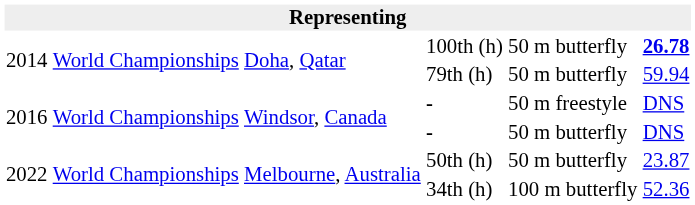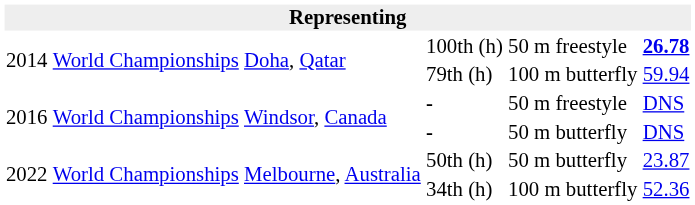(568, 46) 50 m butterfly -> (568, 46) 50 m freestyle
(568, 74) 50 m butterfly -> (573, 74) 100 m butterfly
